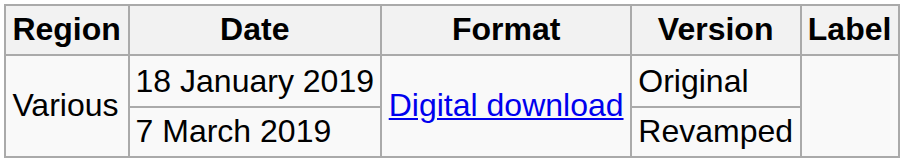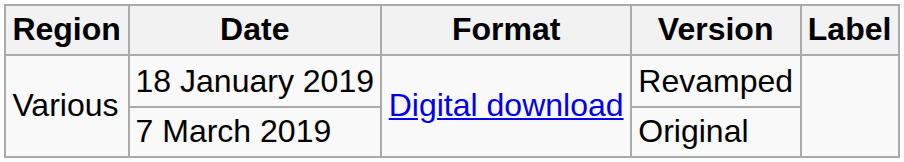(693, 80) Original -> (716, 80) Revamped
(716, 131) Revamped -> (693, 131) Original
